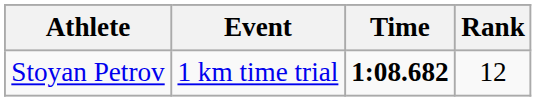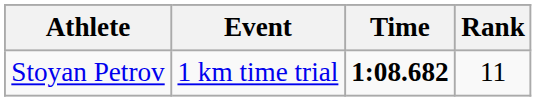(493, 72) 12 -> (493, 72) 11
